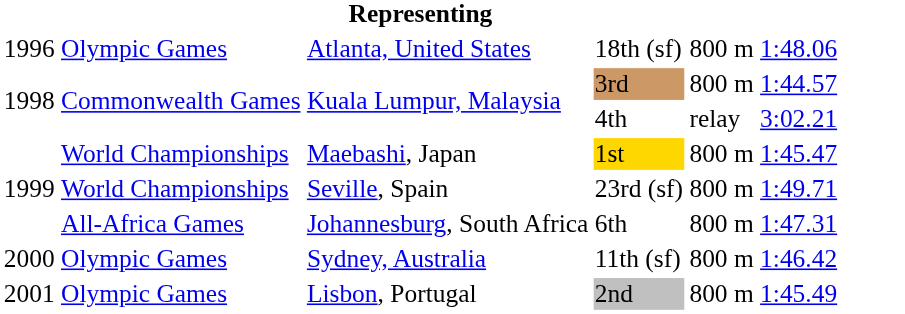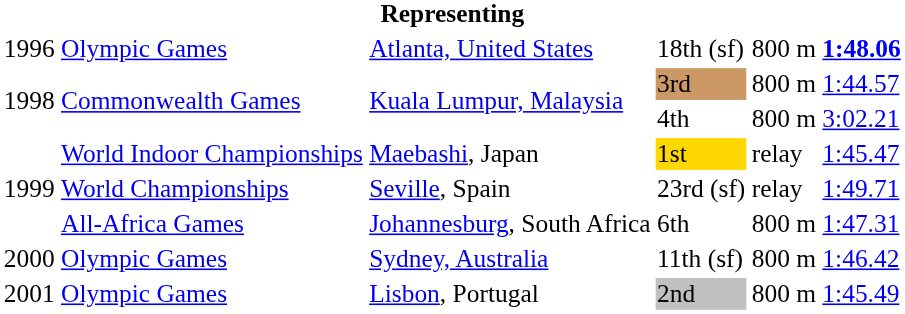(799, 48) normal -> (862, 48) bold
(715, 118) relay -> (784, 118) 800 m
(175, 153) World Championships -> (212, 153) World Indoor Championships
(722, 153) 800 m -> (777, 153) relay
(722, 188) 800 m -> (777, 188) relay
